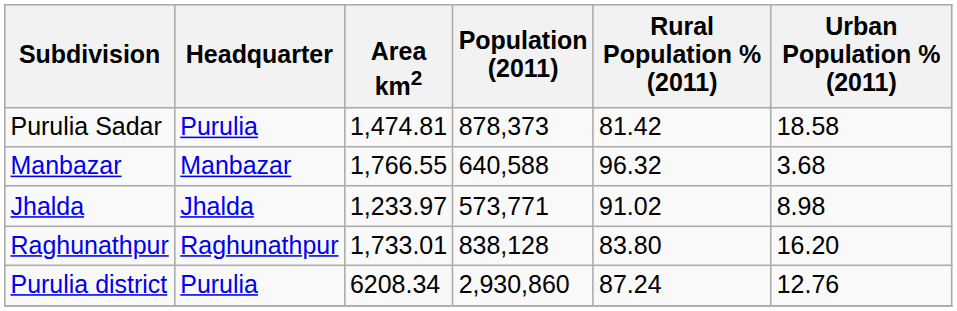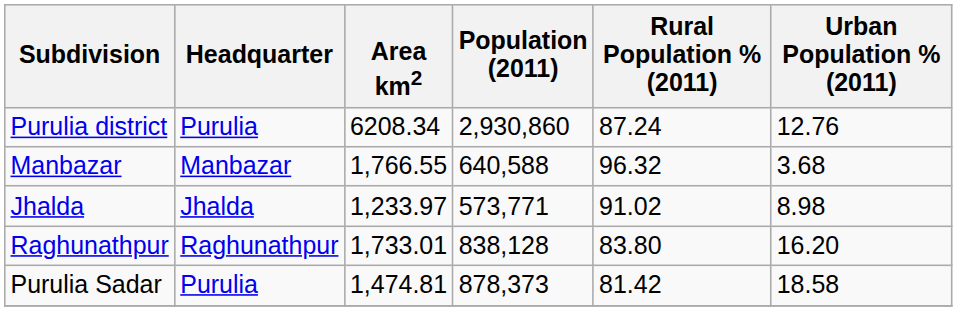rows swapped: (86, 126) <-> (89, 285)
